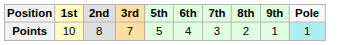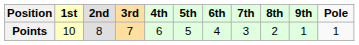+ column: (159, 13)
(307, 31) paleturquoise background -> (336, 31) no background
